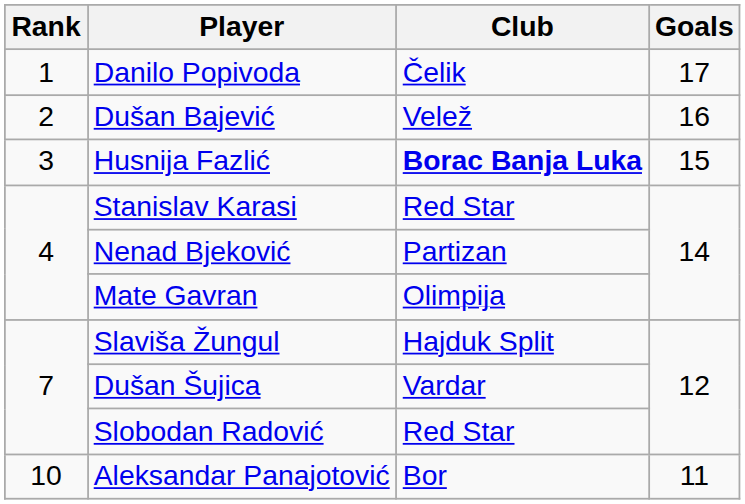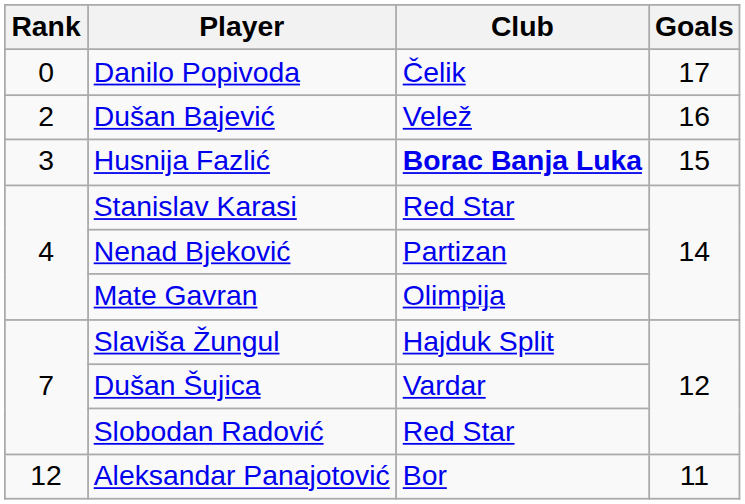(46, 71) 1 -> (46, 71) 0
(46, 476) 10 -> (46, 476) 12
